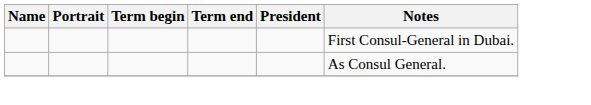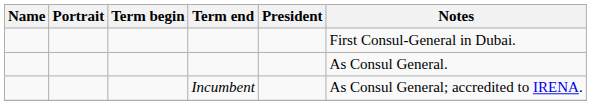+ row: (27, 88)
